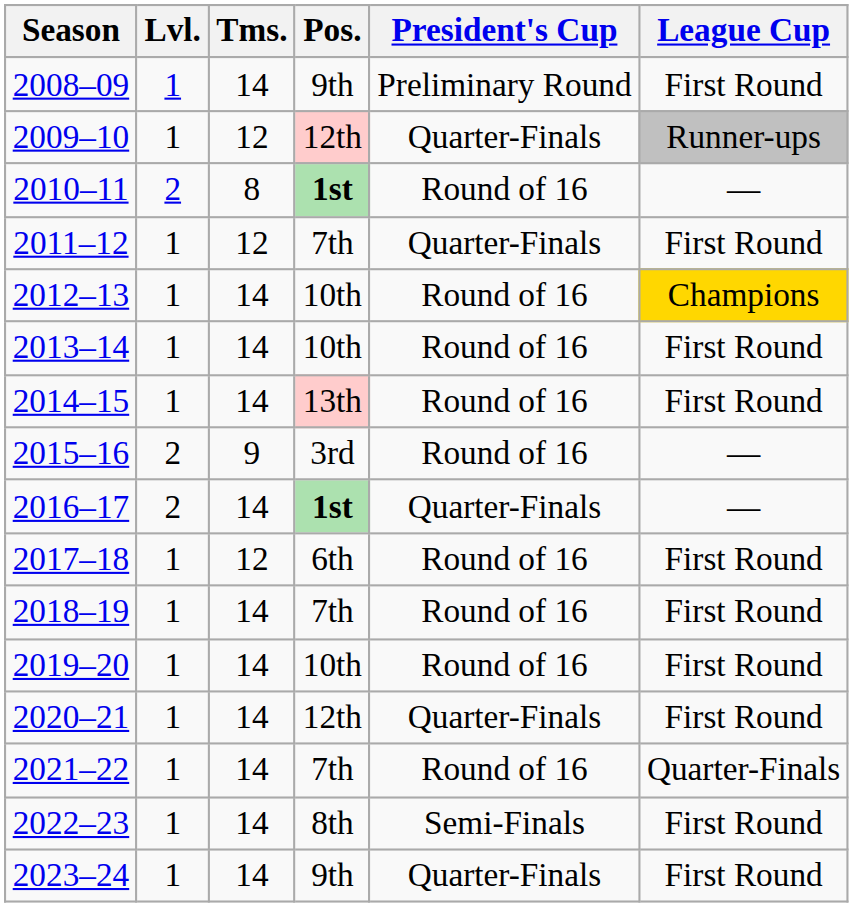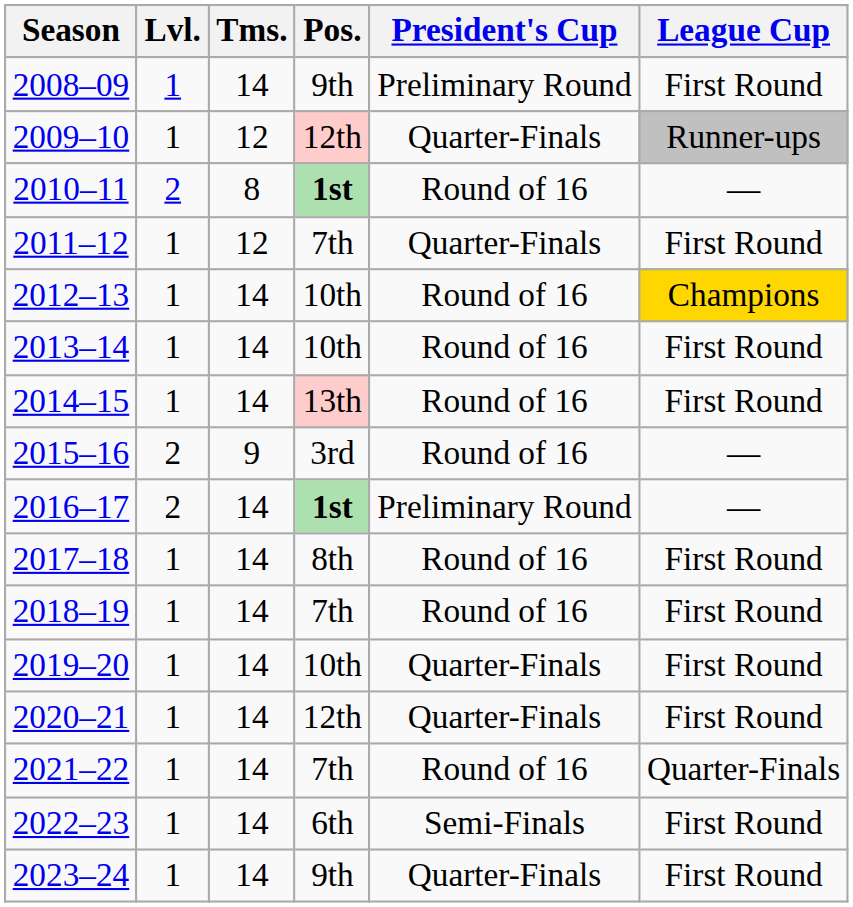(504, 505) Quarter-Finals -> (504, 505) Preliminary Round
(252, 558) 12 -> (252, 558) 14
(332, 558) 6th -> (332, 558) 8th
(504, 664) Round of 16 -> (504, 664) Quarter-Finals
(332, 822) 8th -> (332, 822) 6th
